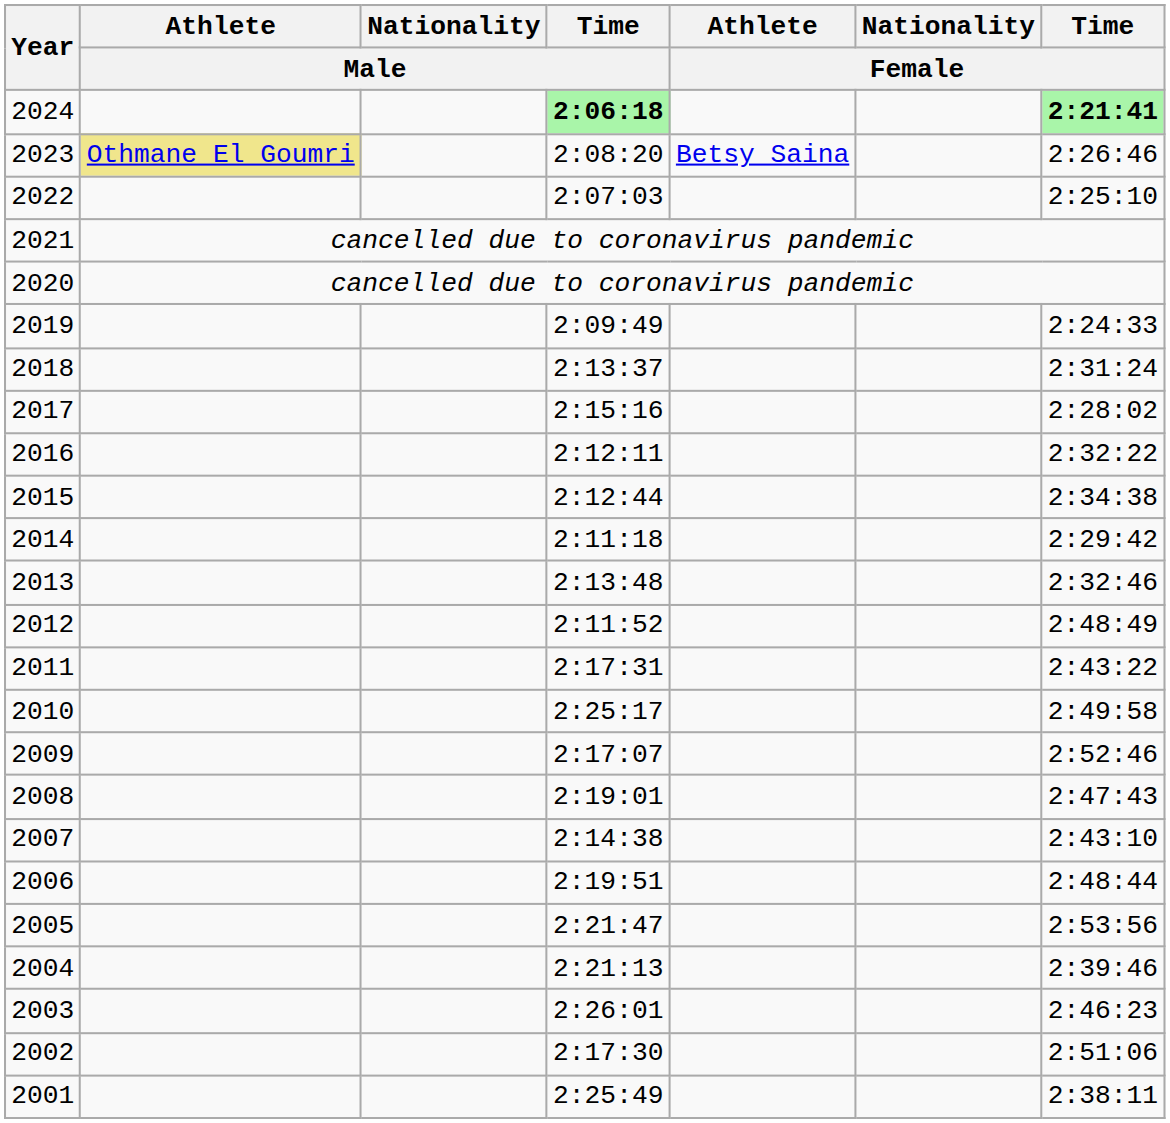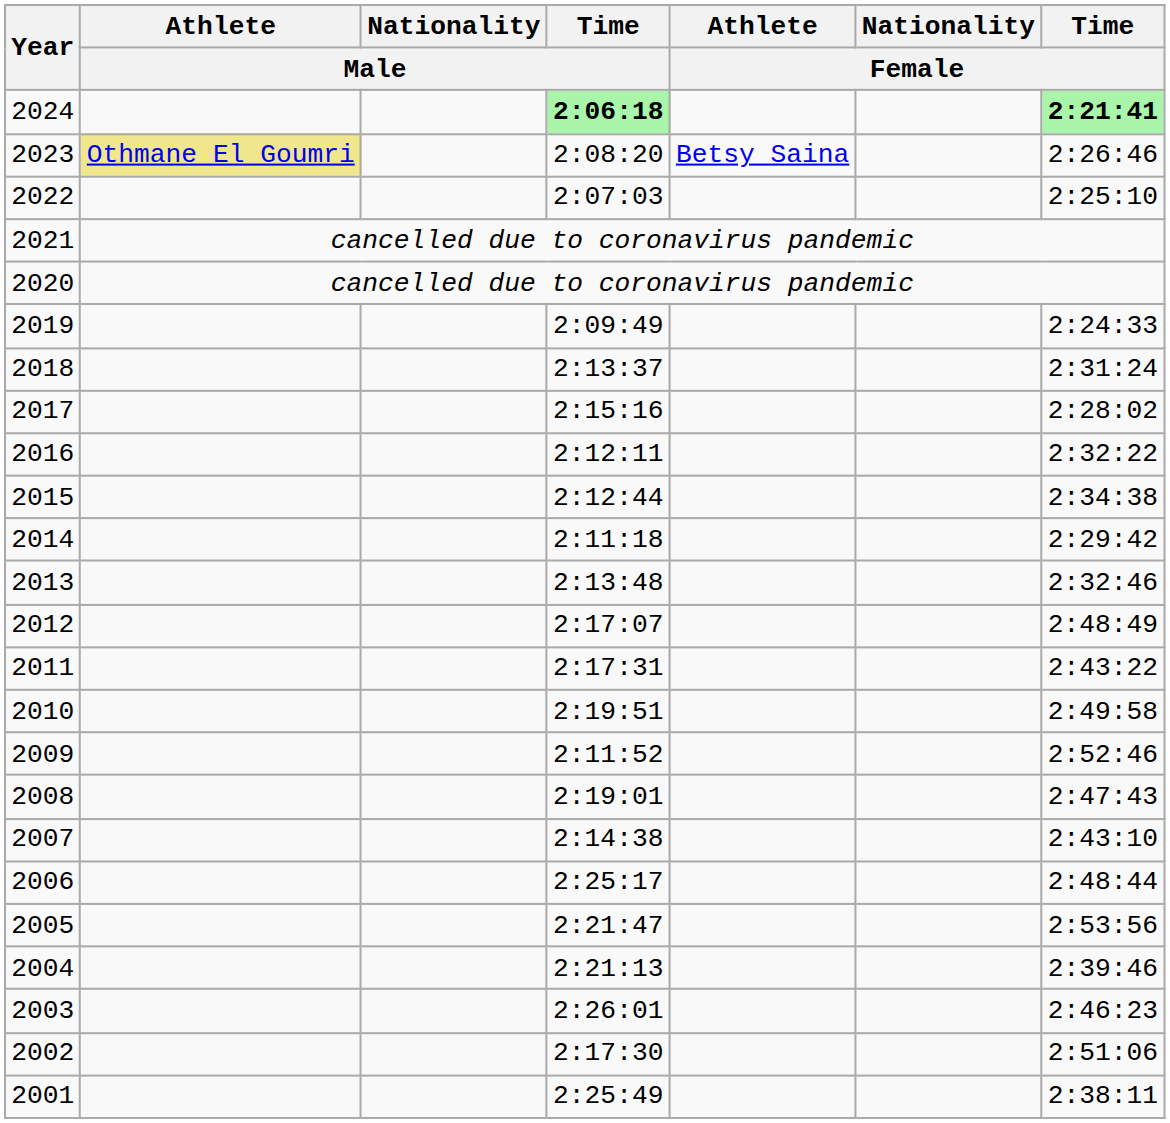(608, 626) 2:11:52 -> (608, 626) 2:17:07
(608, 711) 2:25:17 -> (608, 711) 2:19:51
(608, 754) 2:17:07 -> (608, 754) 2:11:52
(608, 882) 2:19:51 -> (608, 882) 2:25:17
